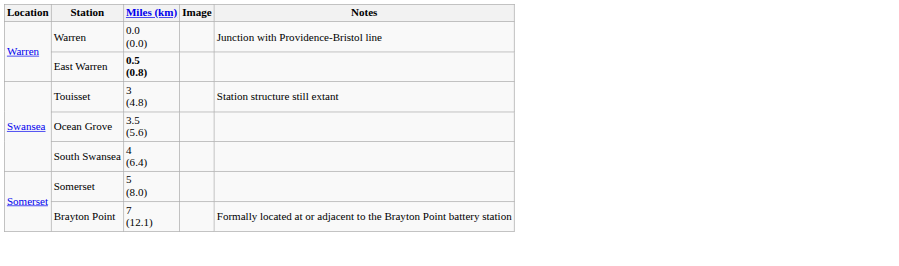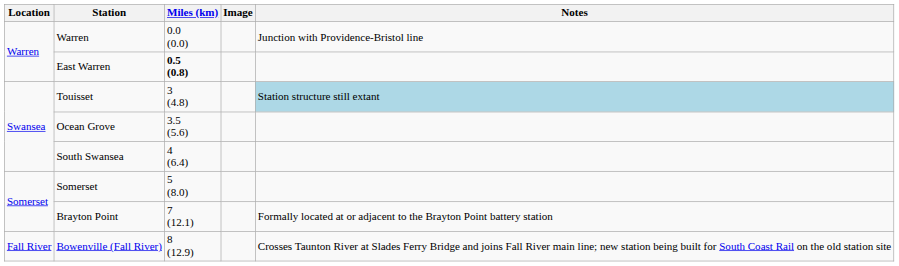(278, 96) no background -> (319, 96) lightblue background
+ row: (109, 246)
